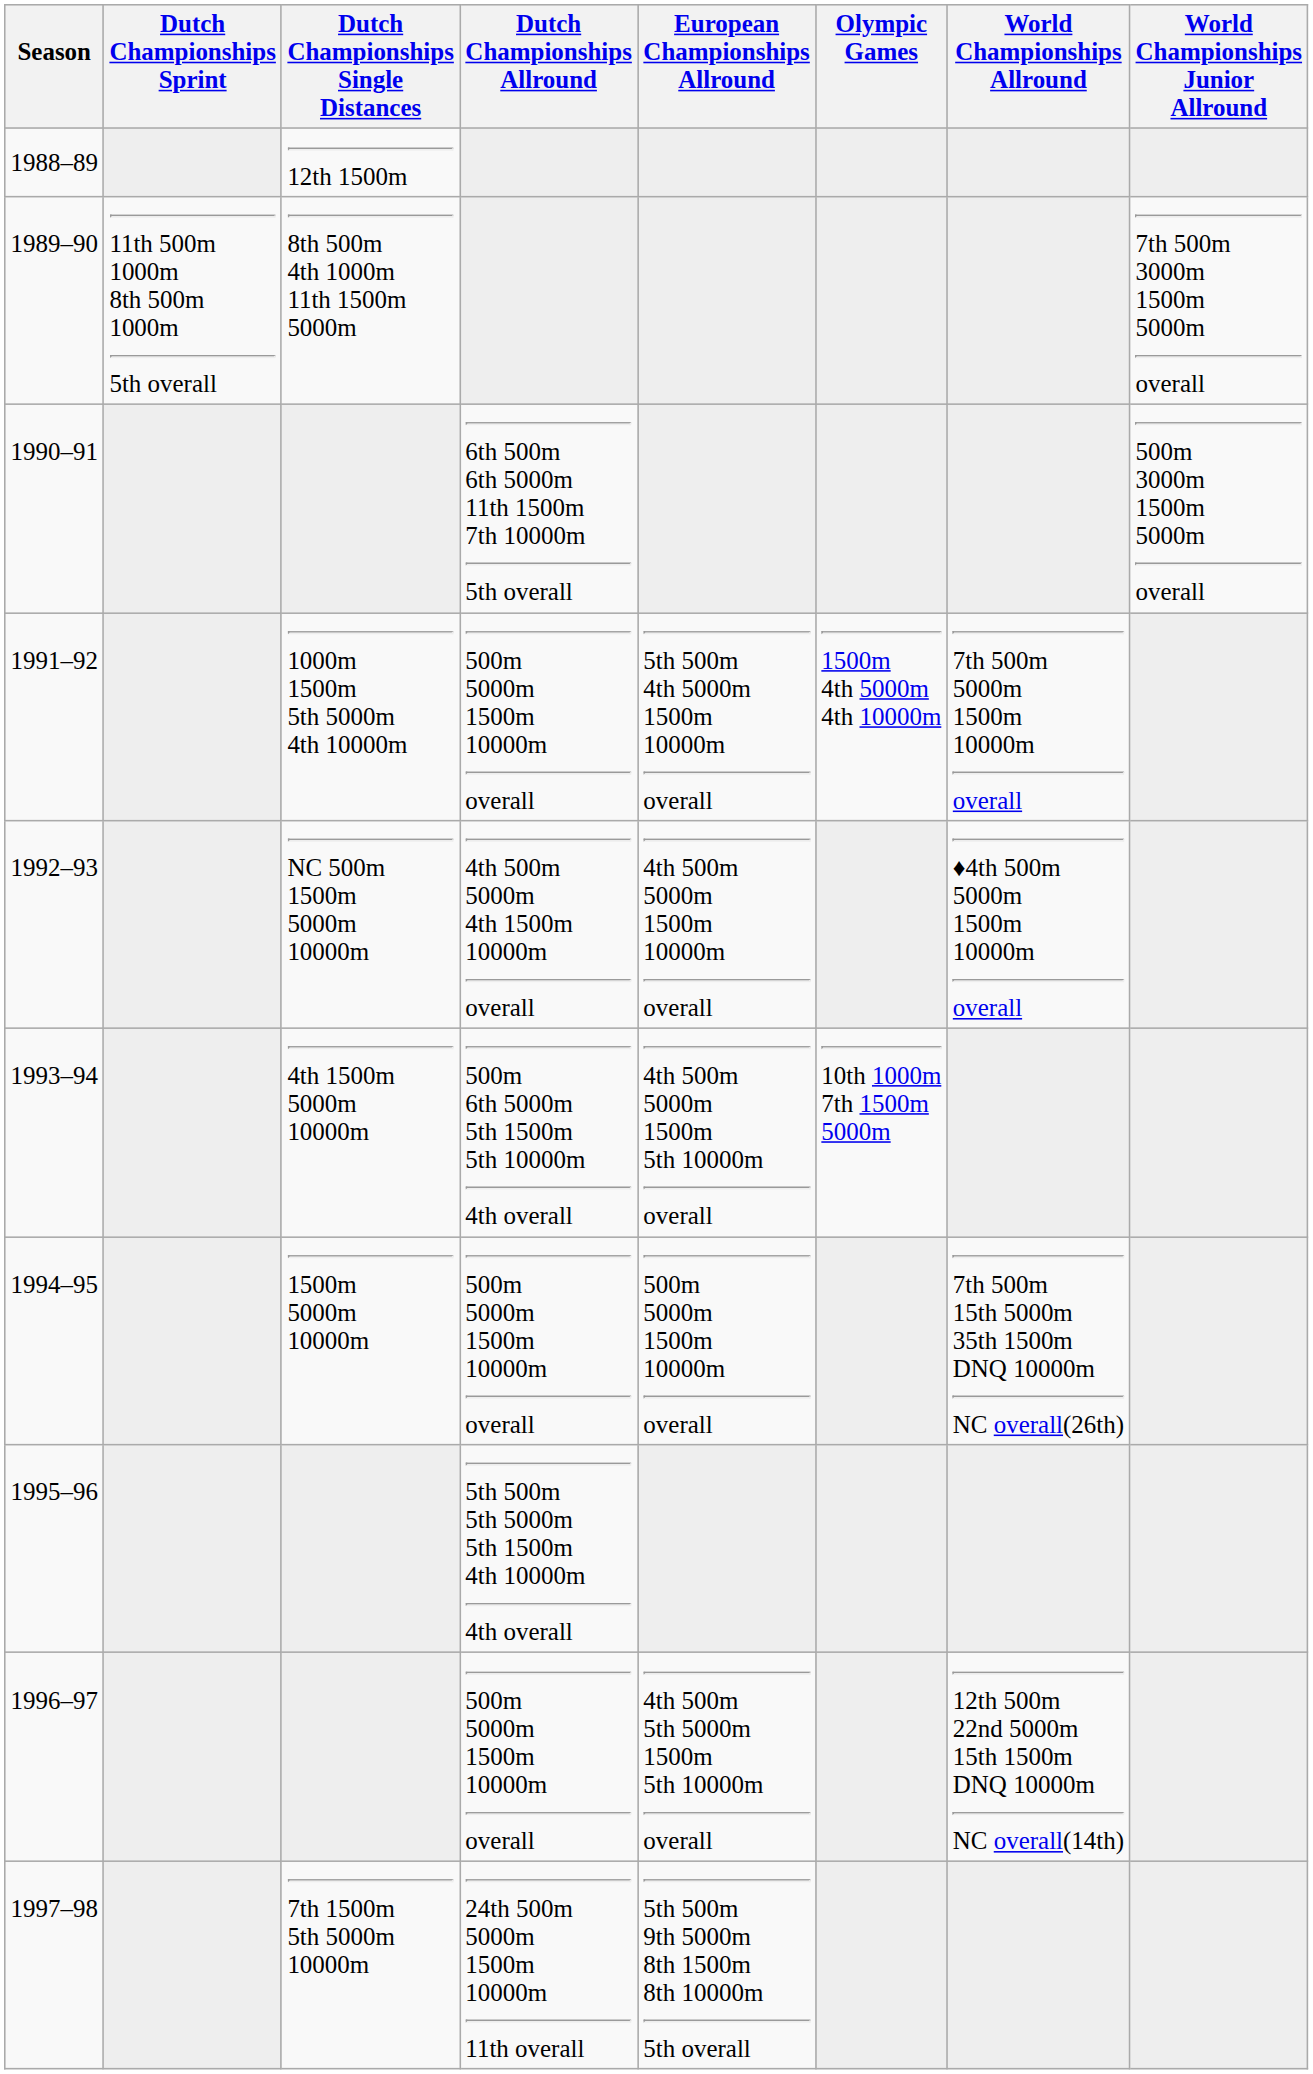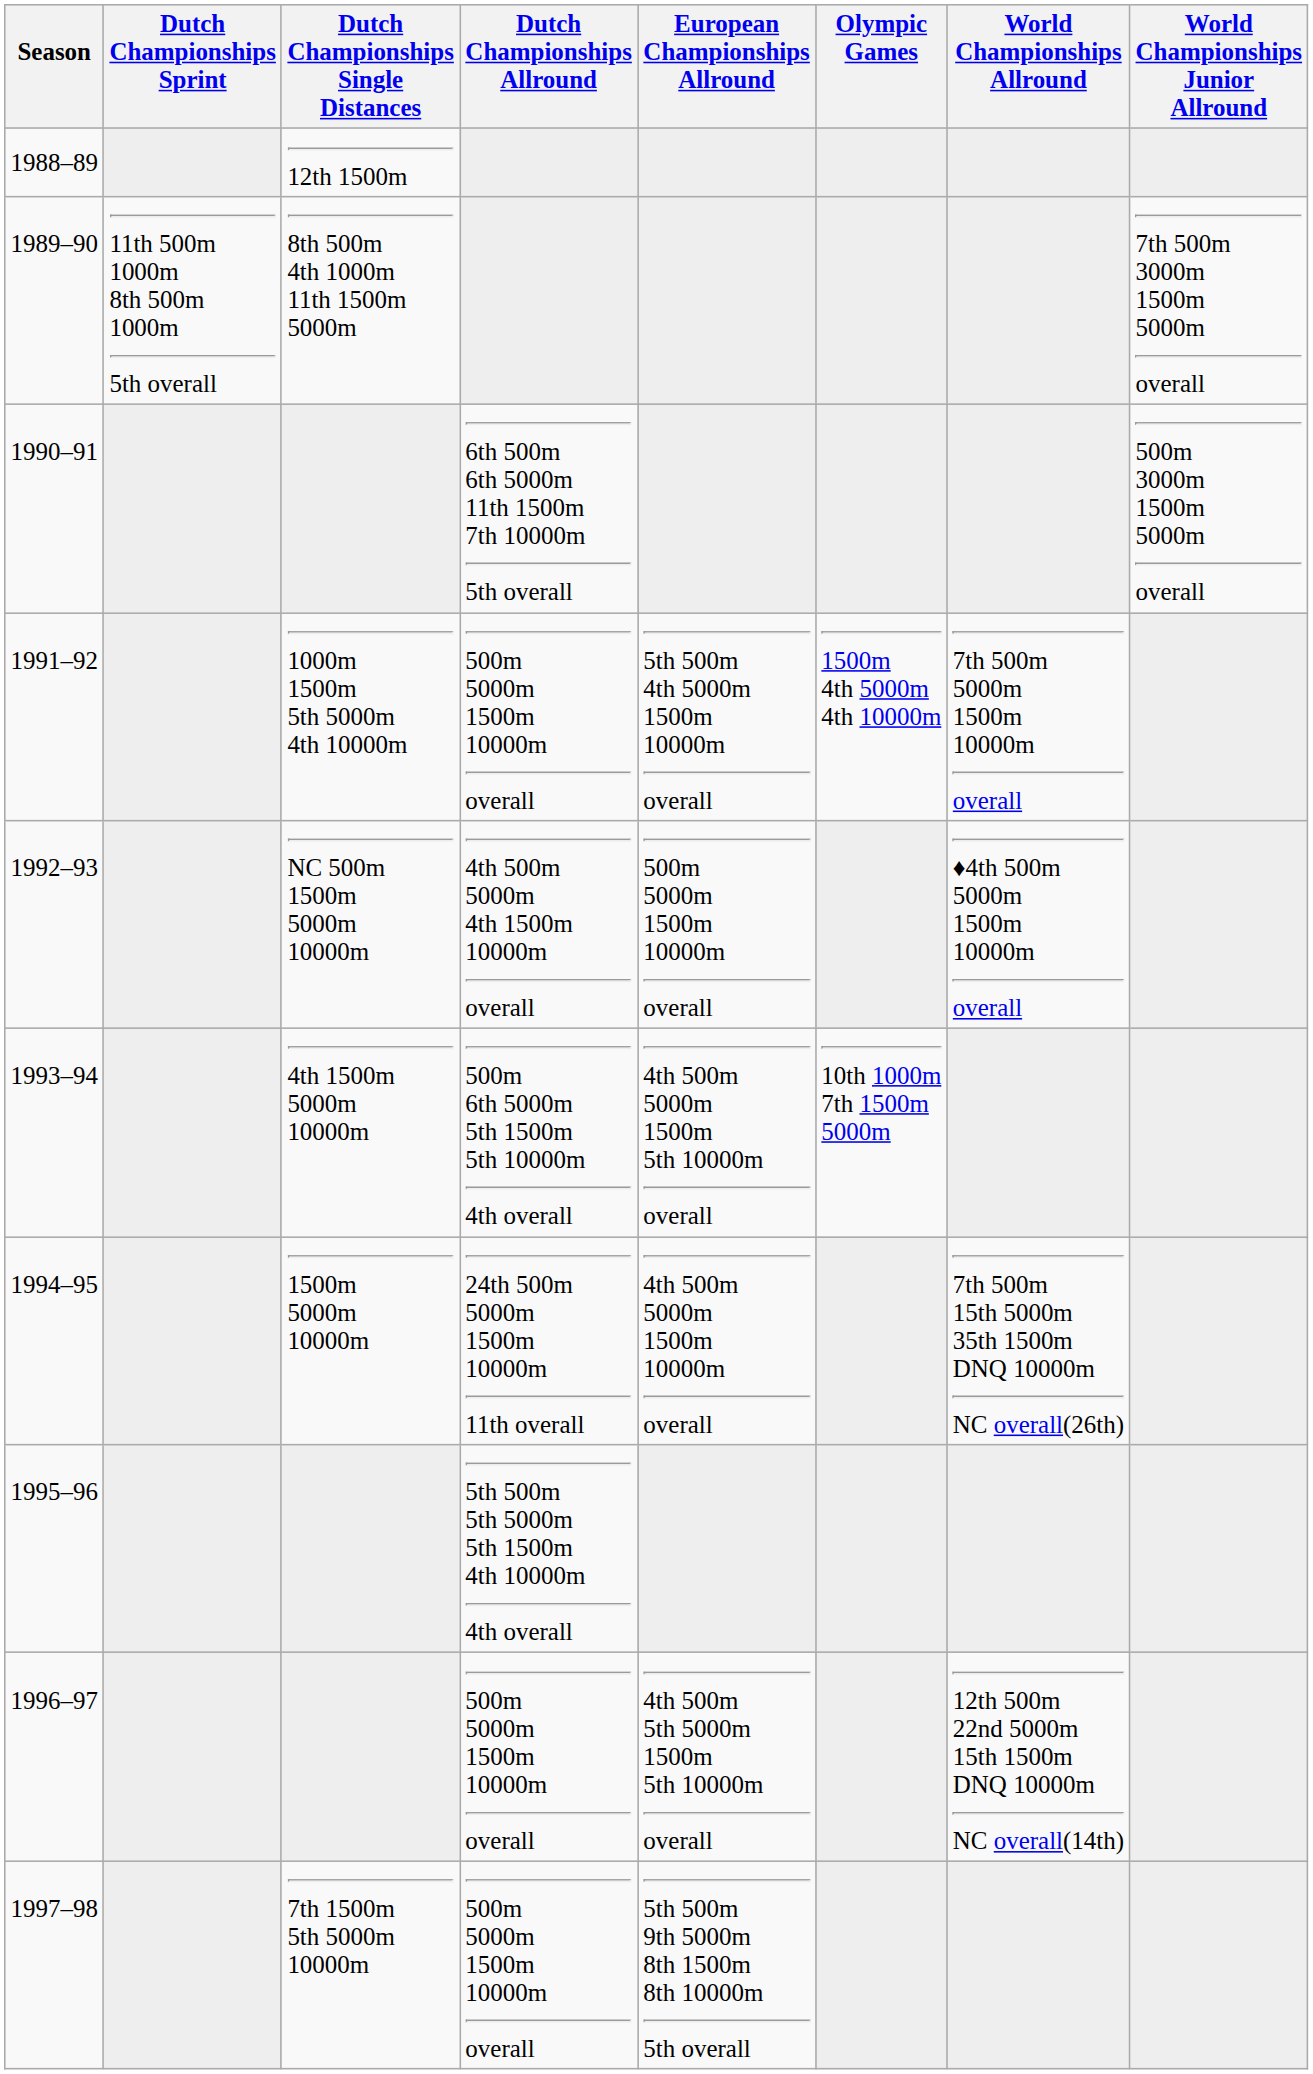(727, 930) 4th 500m 5000m 1500m 10000m overall -> (727, 930) 500m 5000m 1500m 10000m overall
(549, 1346) 500m 5000m 1500m 10000m overall -> (549, 1346) 24th 500m 5000m 1500m 10000m 11th overall
(727, 1346) 500m 5000m 1500m 10000m overall -> (727, 1346) 4th 500m 5000m 1500m 10000m overall
(549, 1970) 24th 500m 5000m 1500m 10000m 11th overall -> (549, 1970) 500m 5000m 1500m 10000m overall
